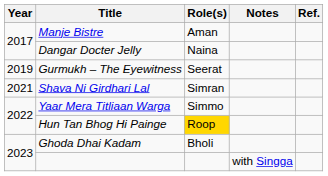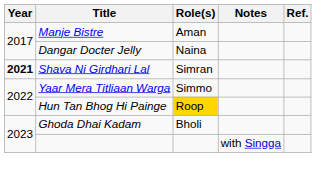- row: (110, 69)
(20, 87) normal -> (20, 69) bold
